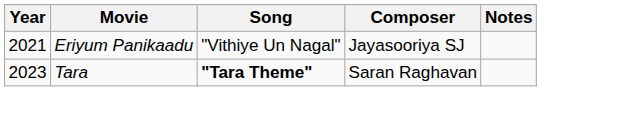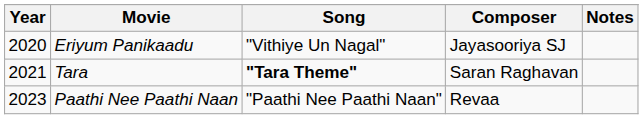(28, 45) 2021 -> (28, 45) 2020
(28, 72) 2023 -> (28, 72) 2021
+ row: (146, 99)
